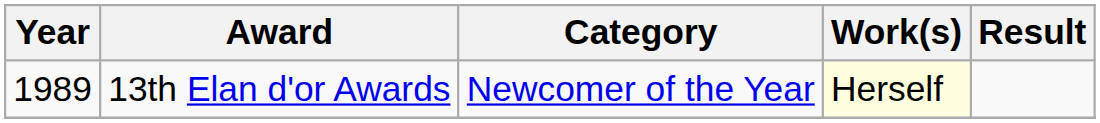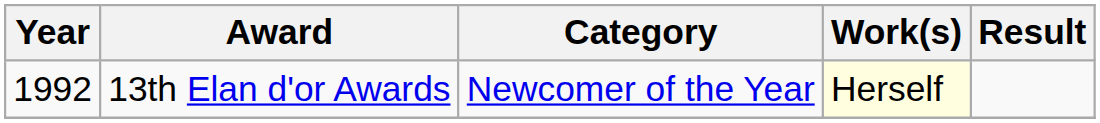(53, 88) 1989 -> (53, 88) 1992
